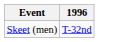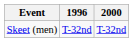+ column: (111, 12)
